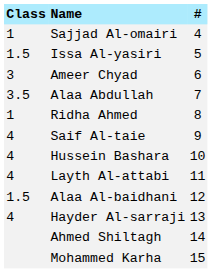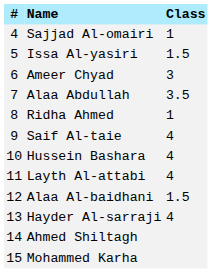columns swapped: (198, 14) <-> (26, 14)
